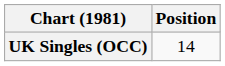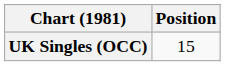(186, 46) 14 -> (186, 46) 15
